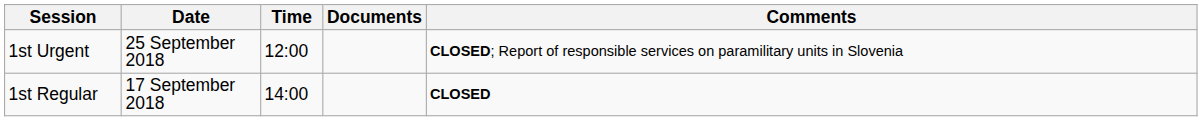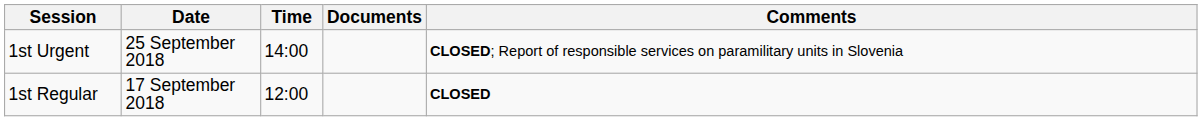(286, 51) 12:00 -> (286, 51) 14:00
(286, 94) 14:00 -> (286, 94) 12:00
